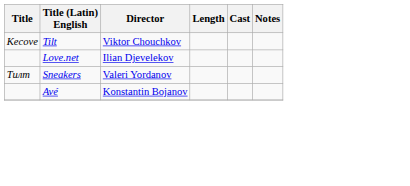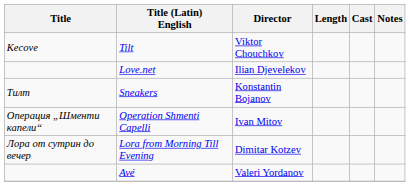(137, 74) Valeri Yordanov -> (258, 92) Konstantin Bojanov
+ row: (159, 121)
+ row: (169, 150)
(145, 91) Konstantin Bojanov -> (269, 172) Valeri Yordanov
